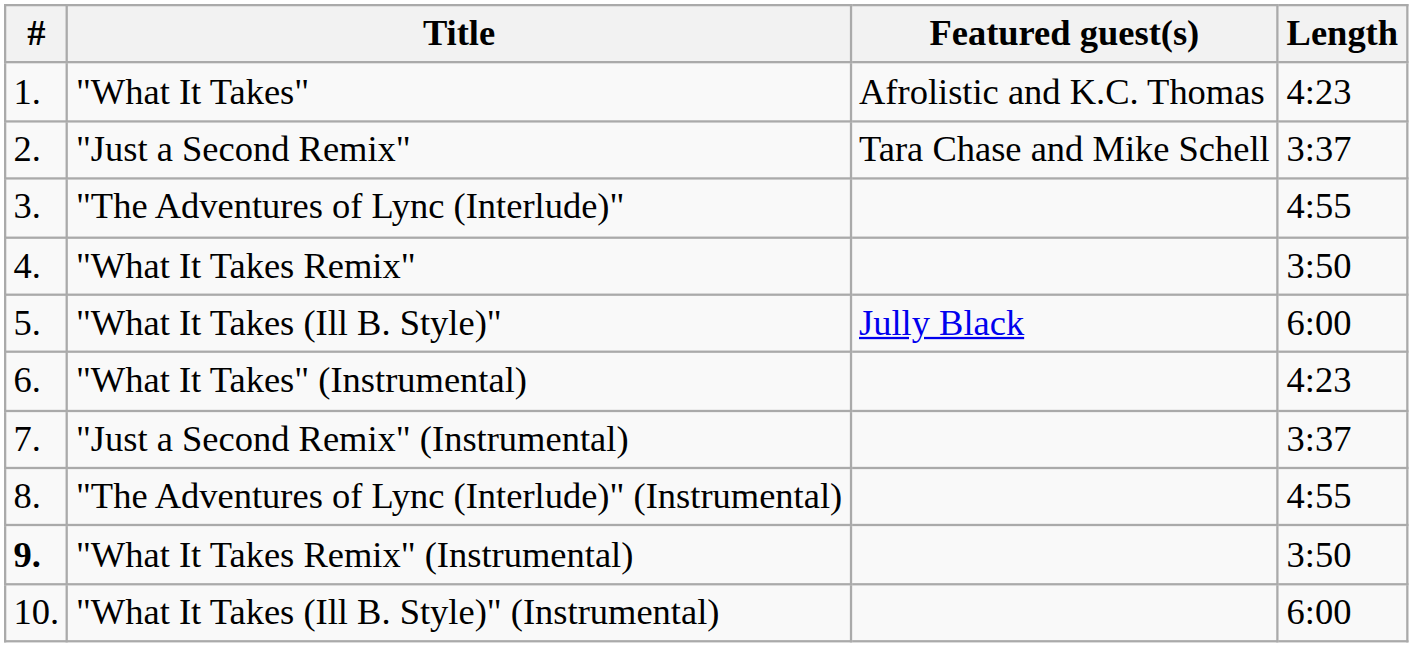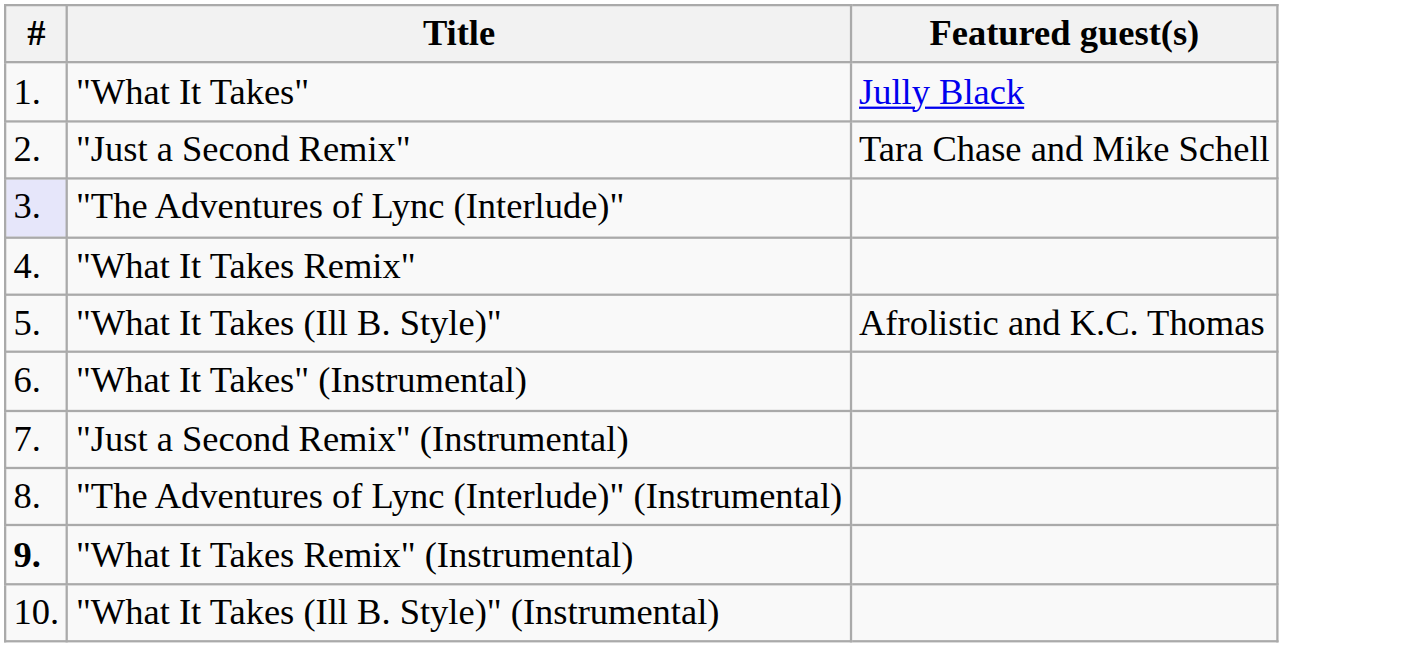- column: (1342, 33)
(1062, 91) Afrolistic and K.C. Thomas -> (942, 91) Jully Black
(27, 206) no background -> (27, 206) lavender background
(942, 322) Jully Black -> (1062, 322) Afrolistic and K.C. Thomas
